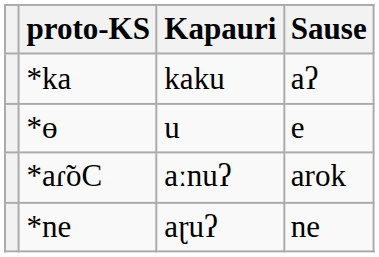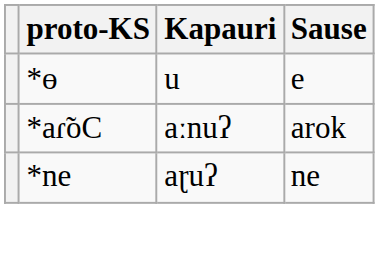- row: (49, 78)
